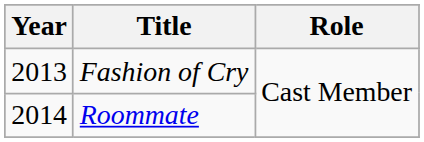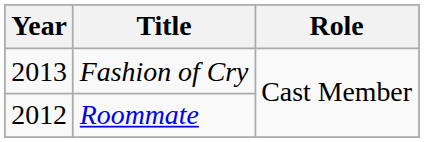(39, 114) 2014 -> (39, 114) 2012
